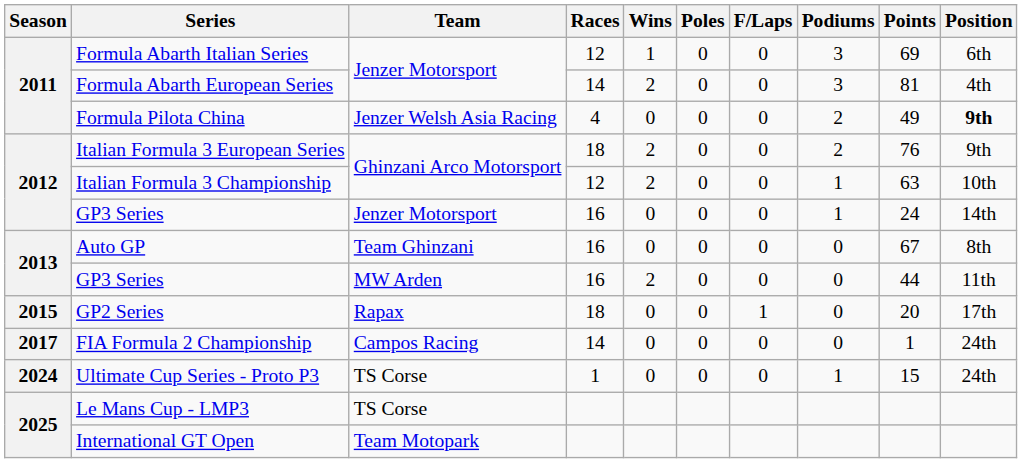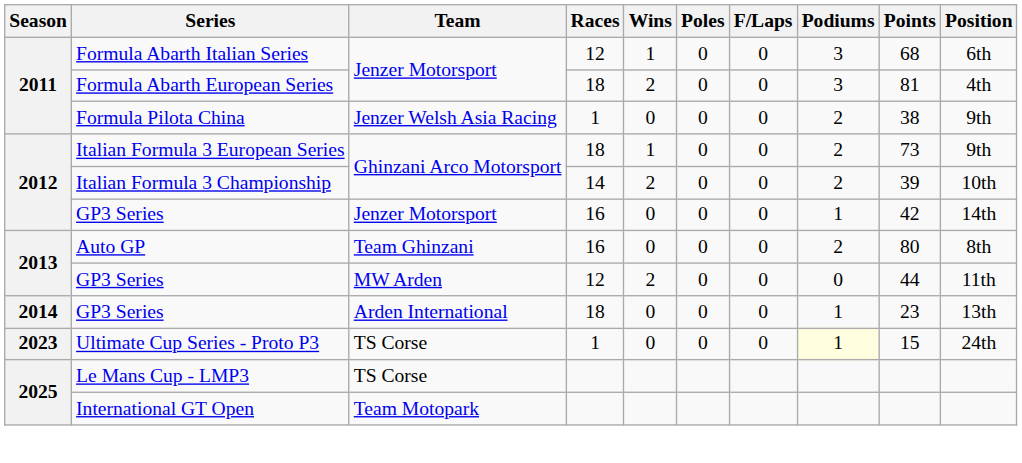(910, 53) 69 -> (910, 53) 68
(595, 85) 14 -> (595, 85) 18
(595, 117) 4 -> (595, 117) 1
(910, 117) 49 -> (910, 117) 38
(979, 117) bold -> (979, 117) normal
(650, 150) 2 -> (650, 150) 1
(910, 150) 76 -> (910, 150) 73
(595, 182) 12 -> (595, 182) 14
(838, 182) 1 -> (838, 182) 2
(910, 182) 63 -> (910, 182) 39
(910, 214) 24 -> (910, 214) 42
(838, 247) 0 -> (838, 247) 2
(910, 247) 67 -> (910, 247) 80
(595, 279) 16 -> (595, 279) 12
+ row: (120, 311)
- row: (120, 311)
- row: (194, 344)
(38, 376) 2024 -> (38, 344) 2023
(838, 376) no background -> (838, 344) lightyellow background
